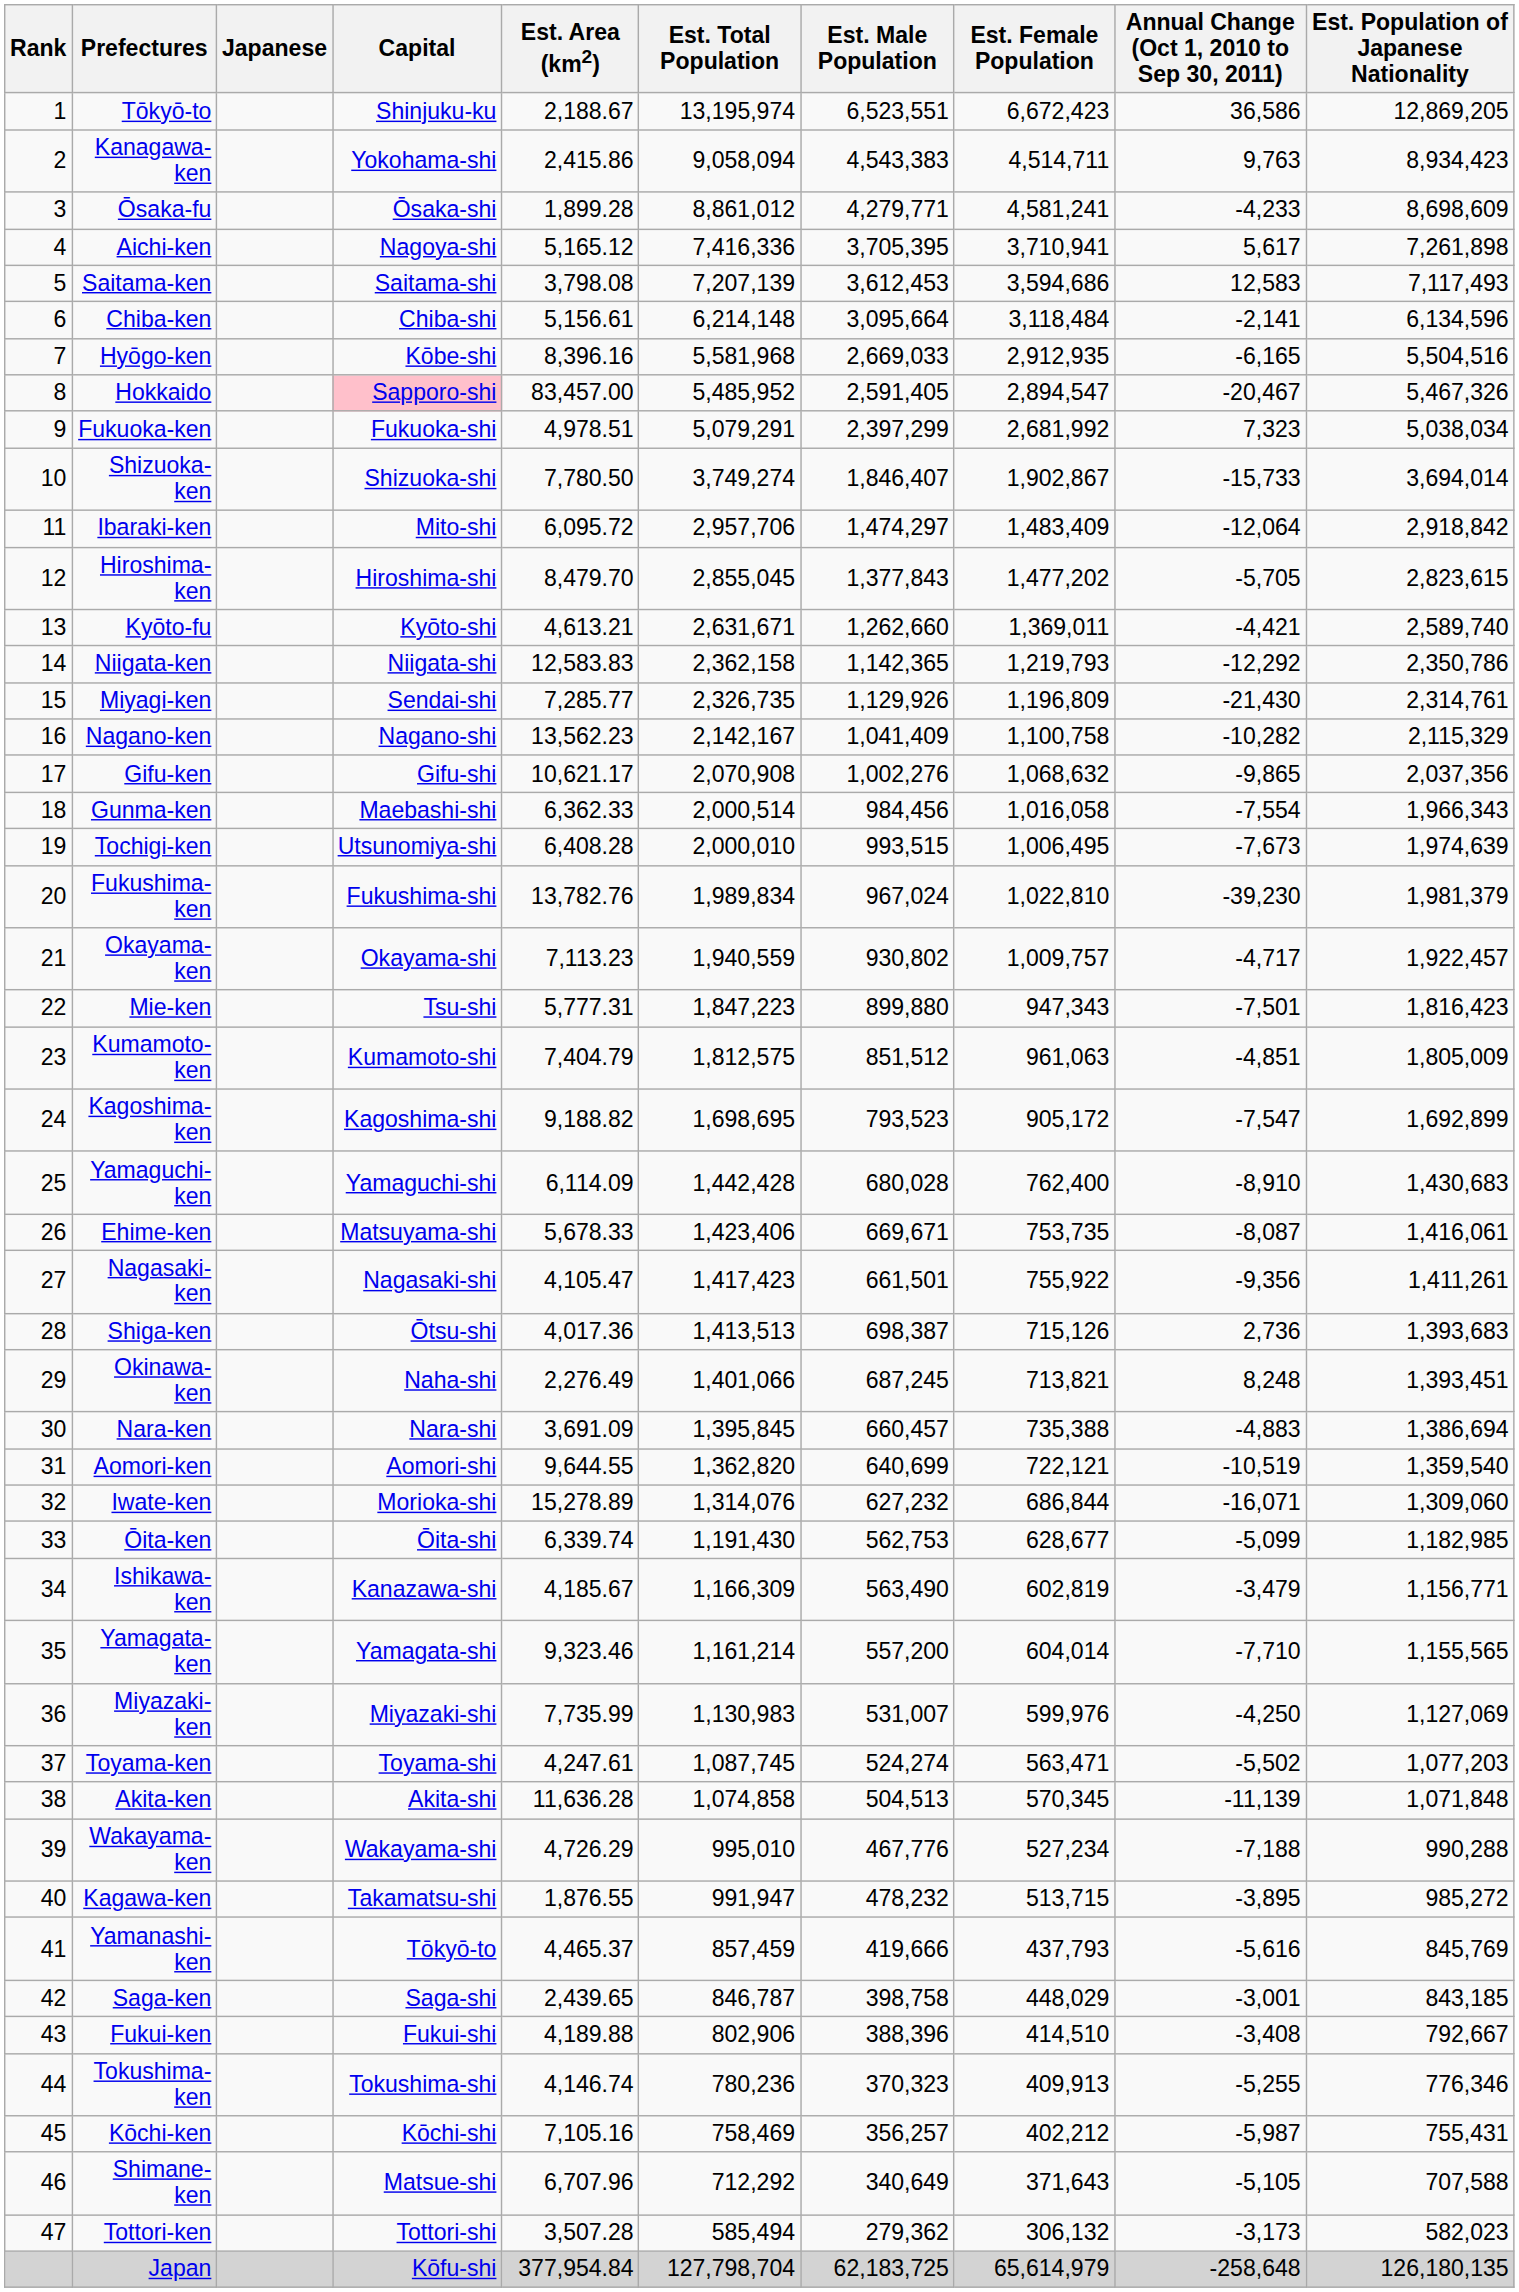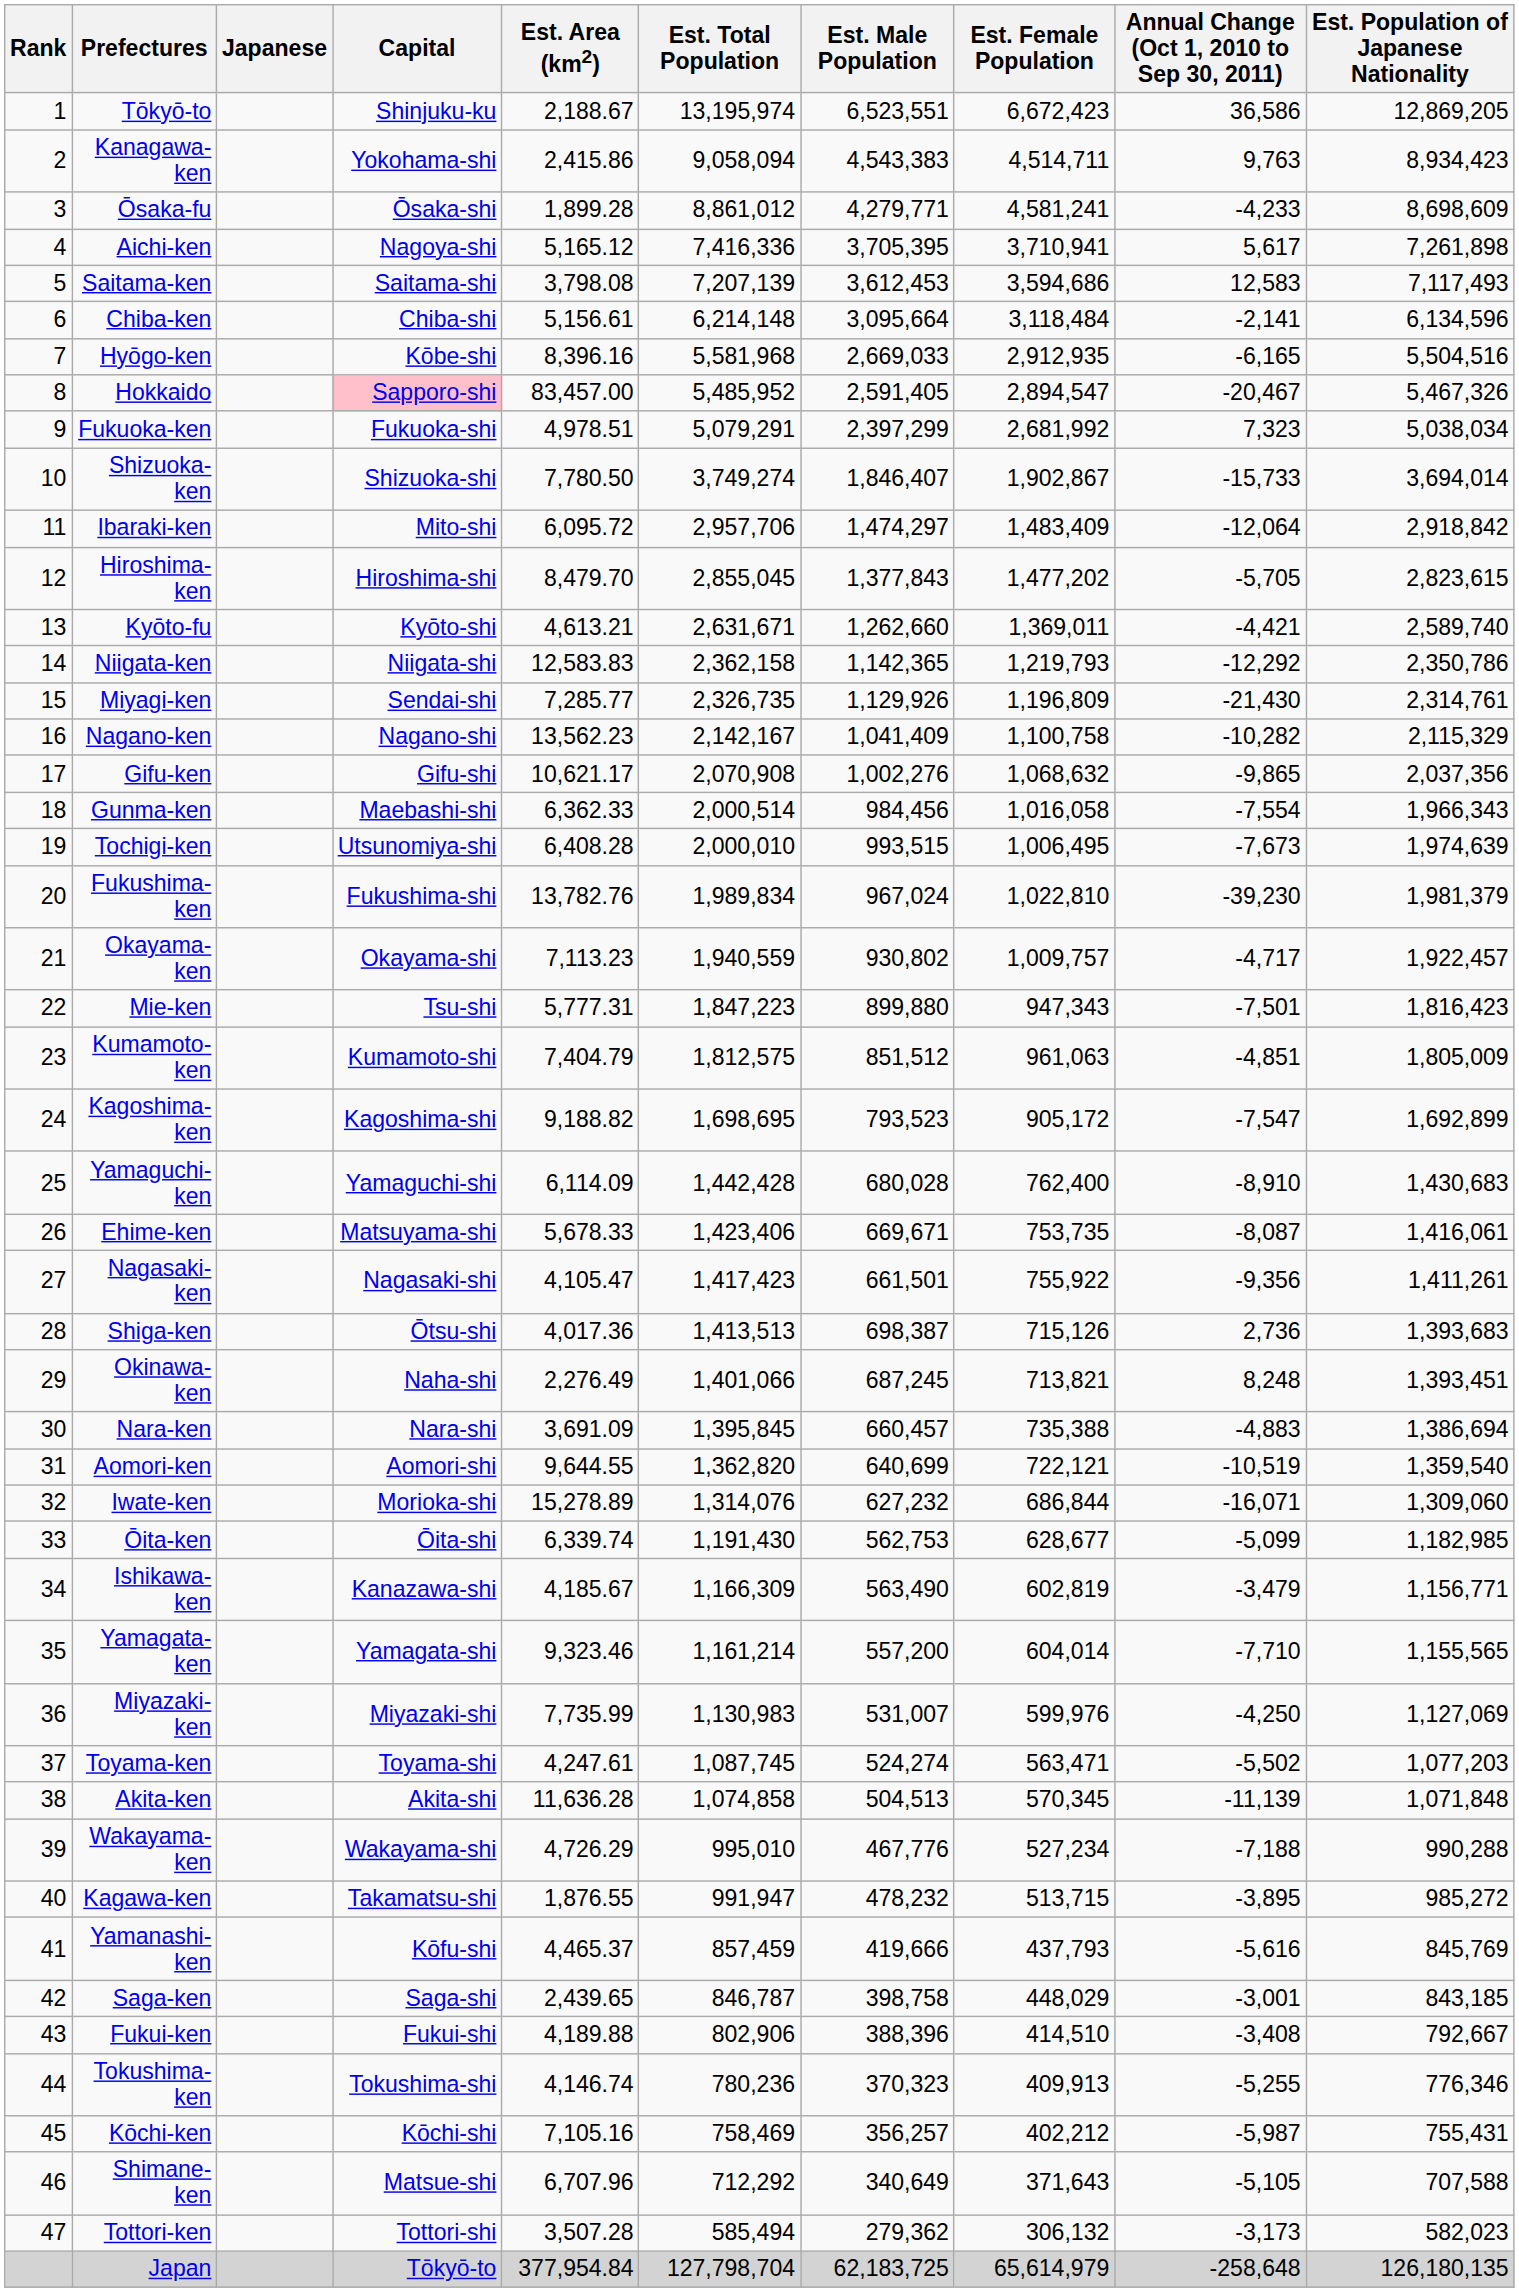(452, 1948) Tōkyō-to -> (454, 1948) Kōfu-shi
(454, 2269) Kōfu-shi -> (452, 2269) Tōkyō-to
